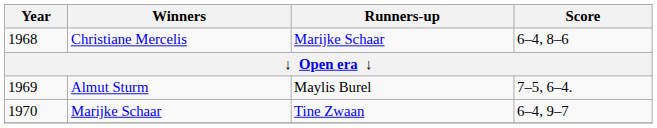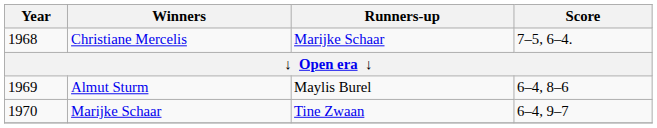(543, 39) 6–4, 8–6 -> (545, 39) 7–5, 6–4.
(545, 87) 7–5, 6–4. -> (543, 87) 6–4, 8–6
